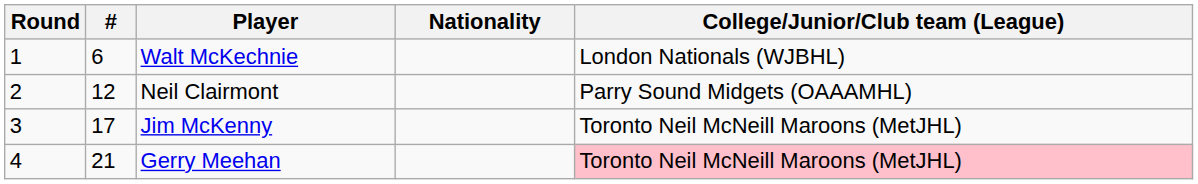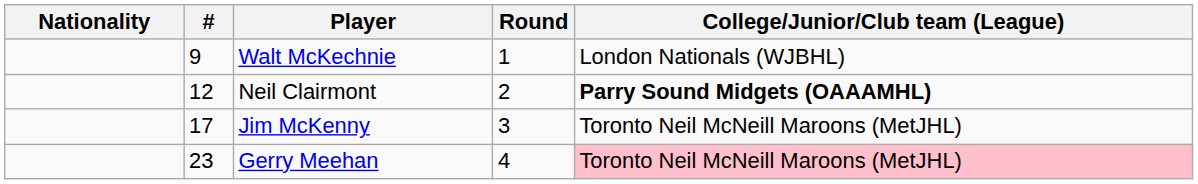columns swapped: (45, 21) <-> (485, 21)
(97, 56) 6 -> (195, 56) 9
(746, 91) normal -> (755, 91) bold
(103, 160) 21 -> (201, 160) 23
